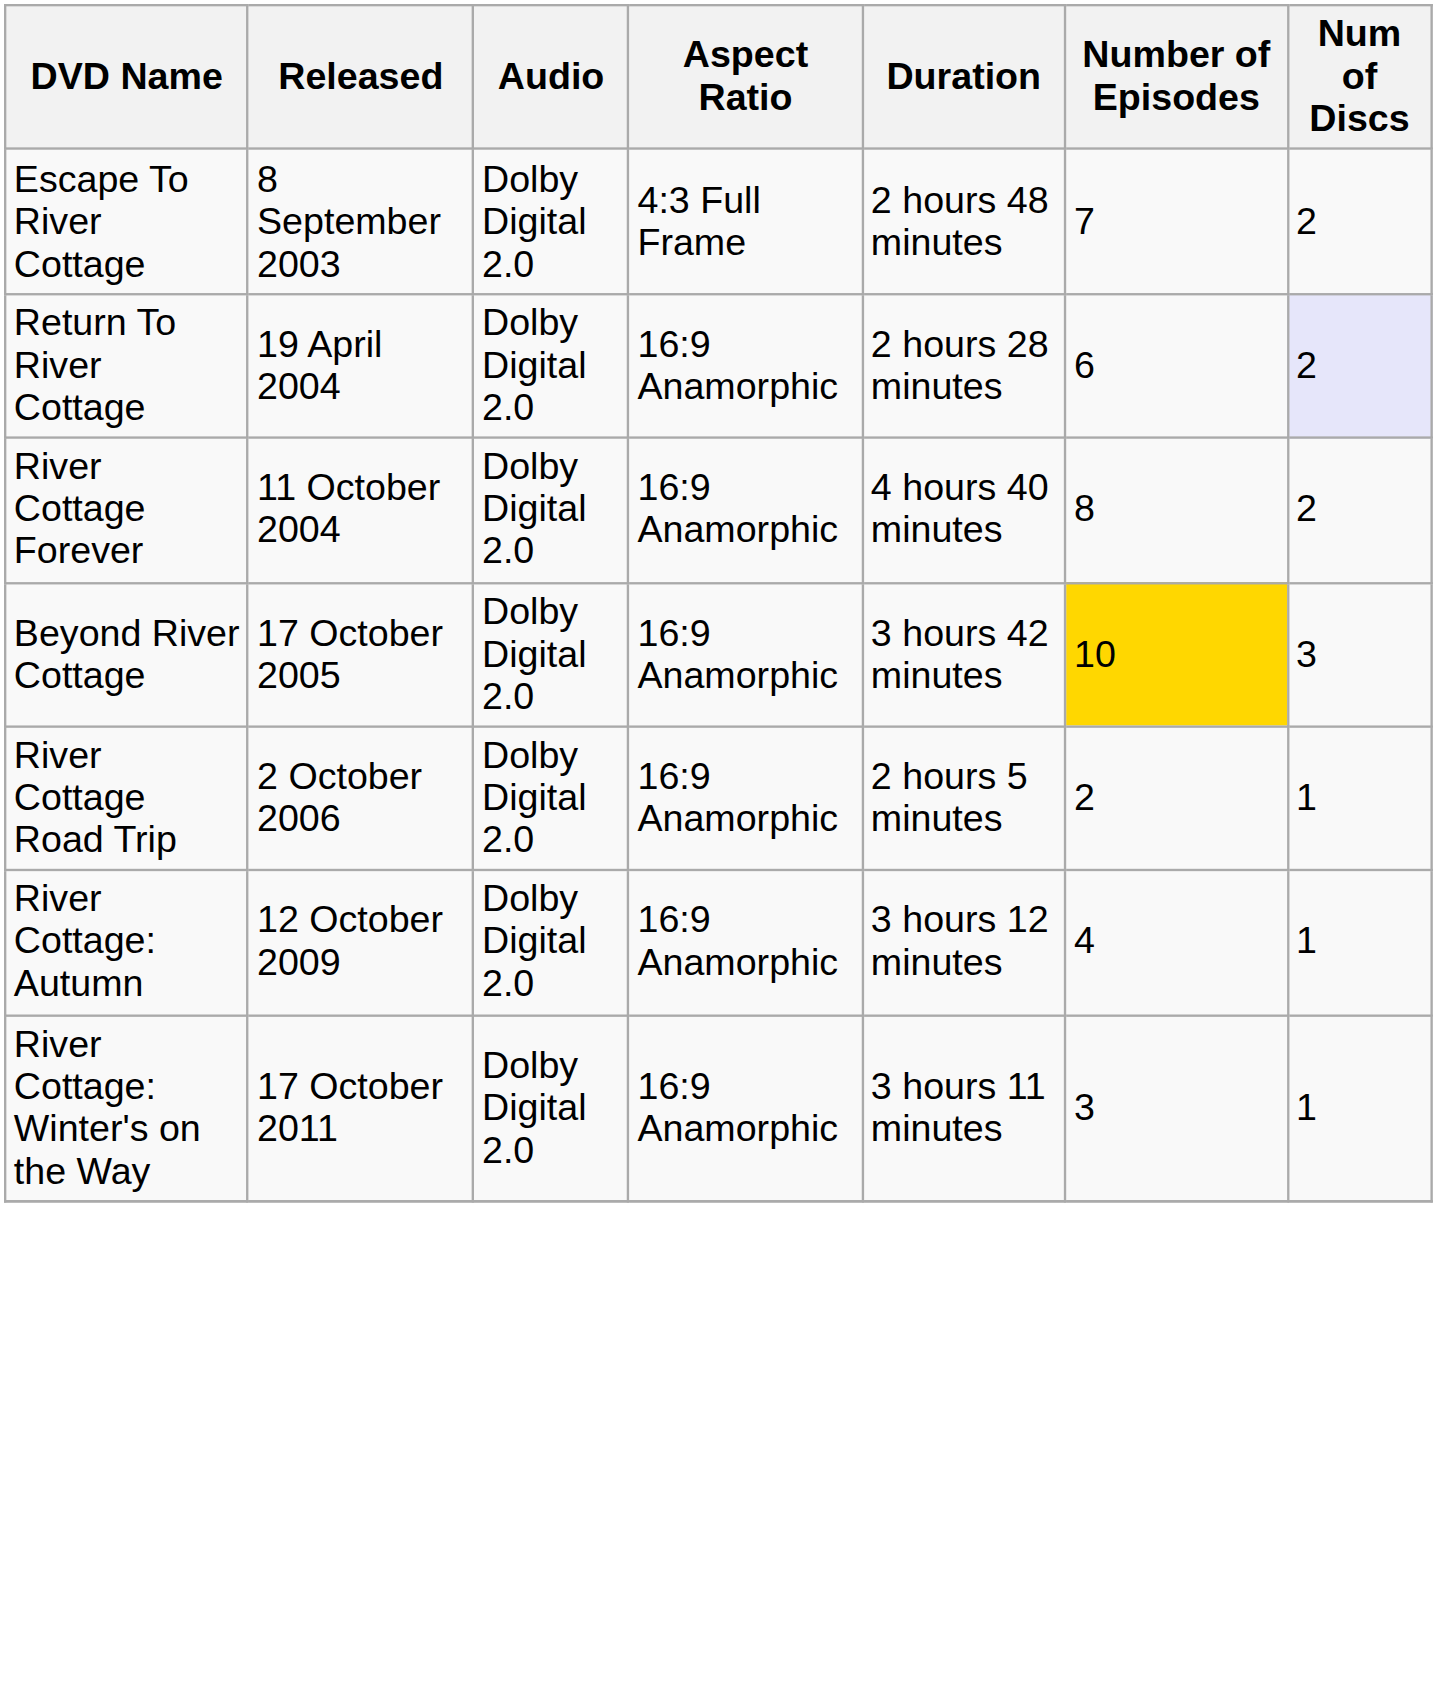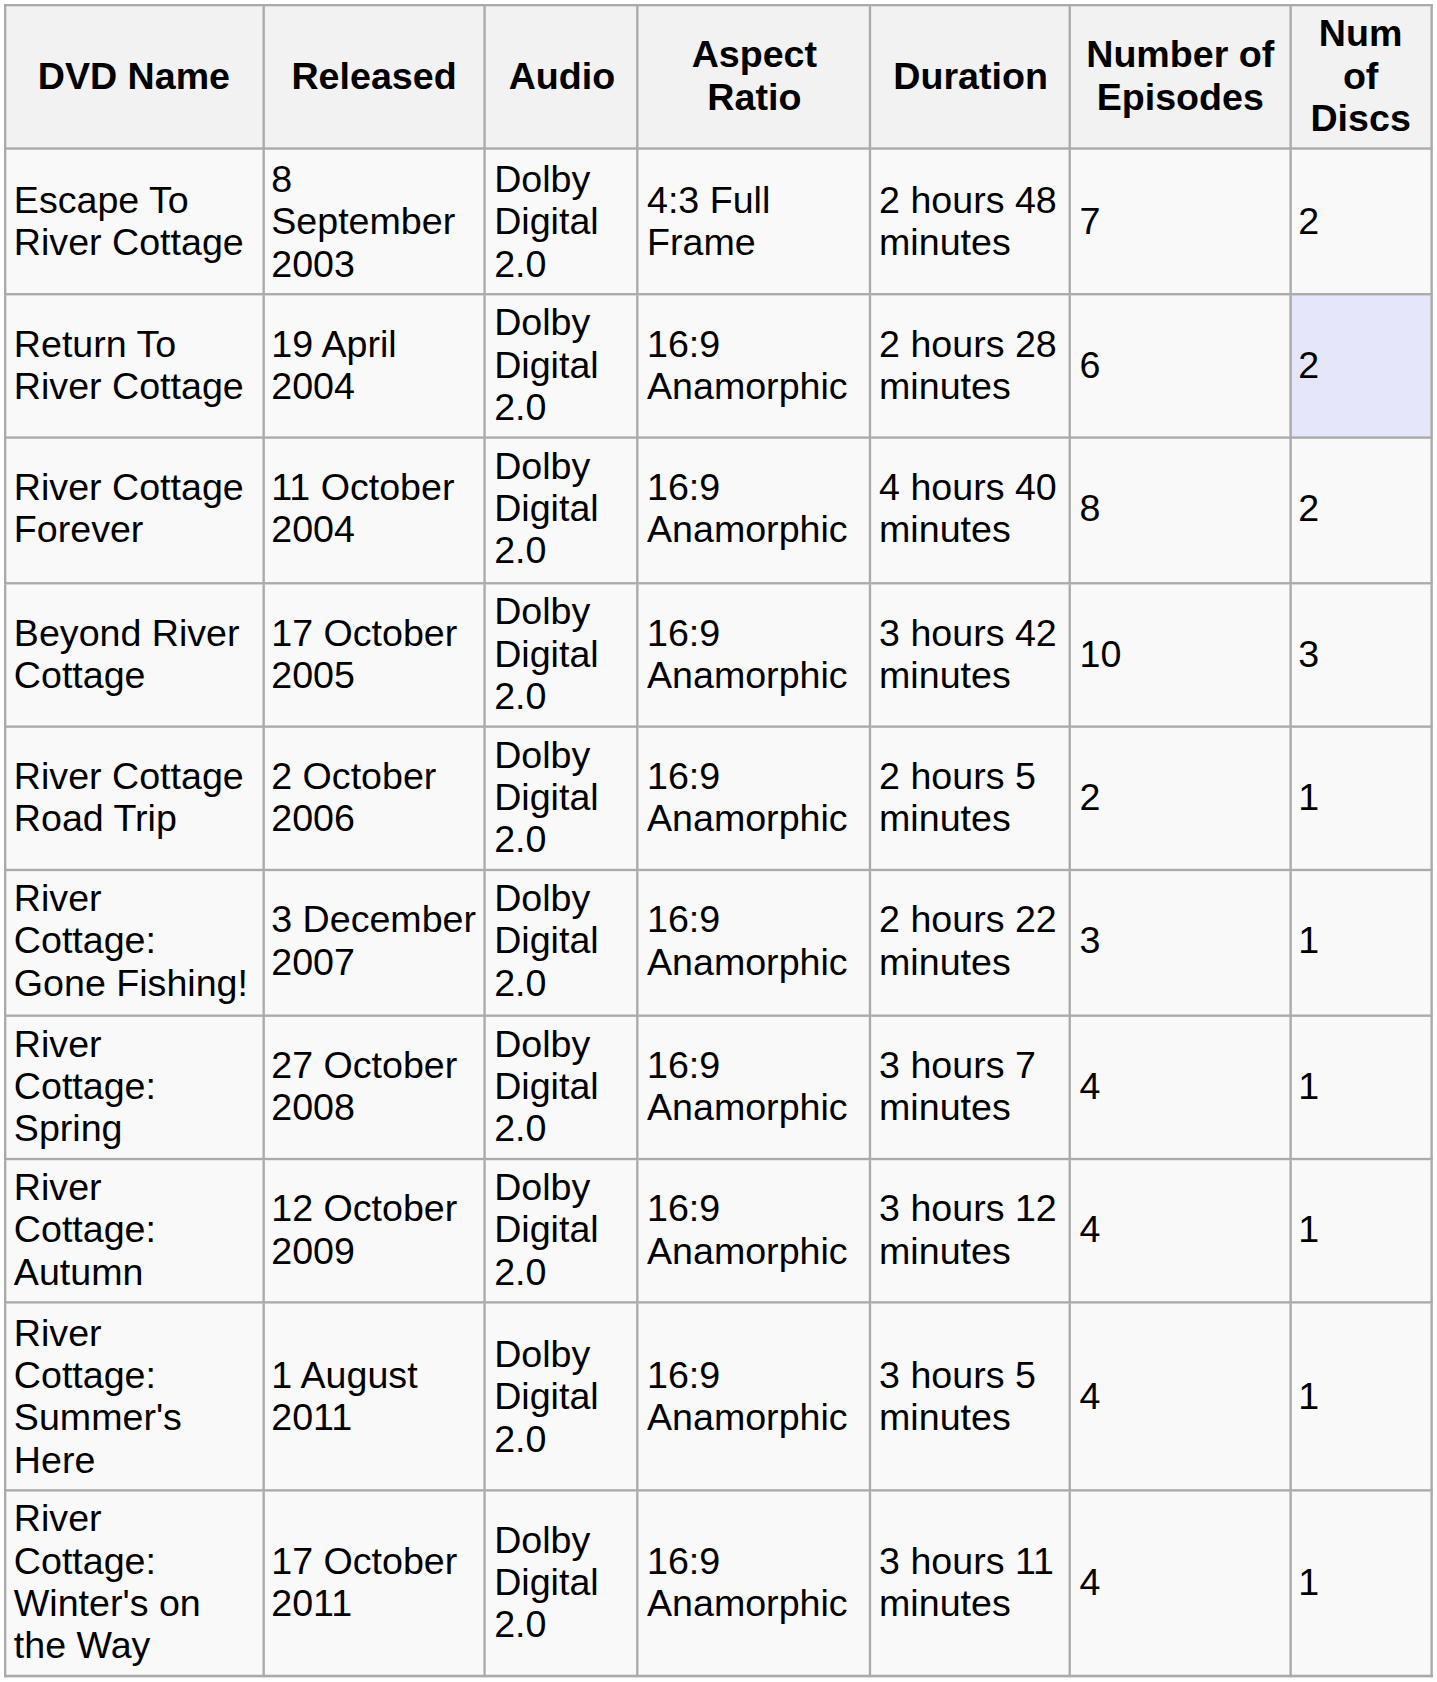(1095, 653) gold background -> (1100, 653) no background
+ row: (131, 942)
+ row: (85, 1086)
+ row: (98, 1395)
(1084, 1107) 3 -> (1090, 1582) 4
